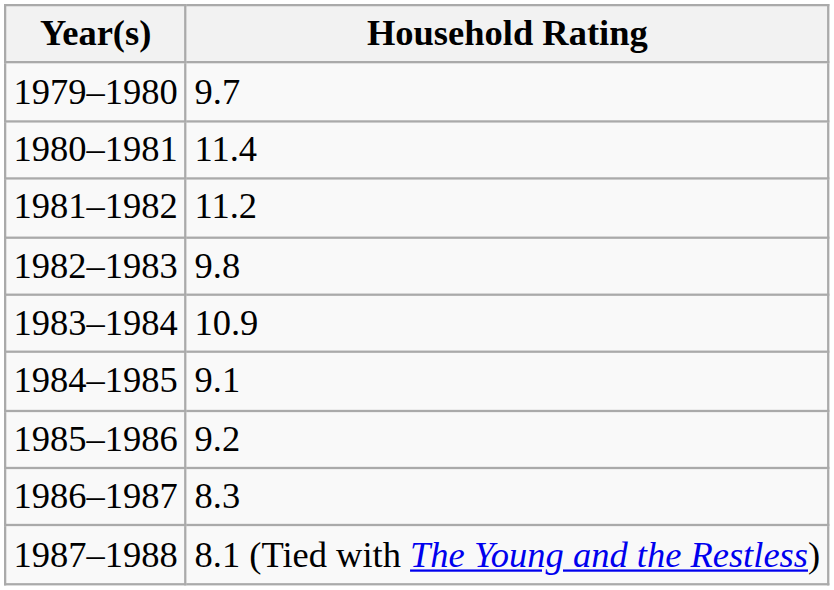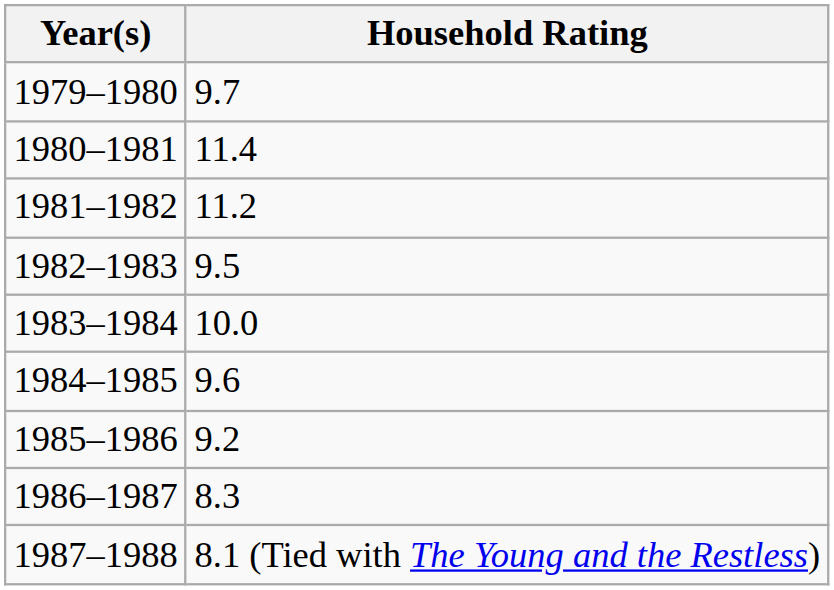(217, 264) 9.8 -> (217, 264) 9.5
(226, 322) 10.9 -> (226, 322) 10.0
(217, 380) 9.1 -> (217, 380) 9.6
